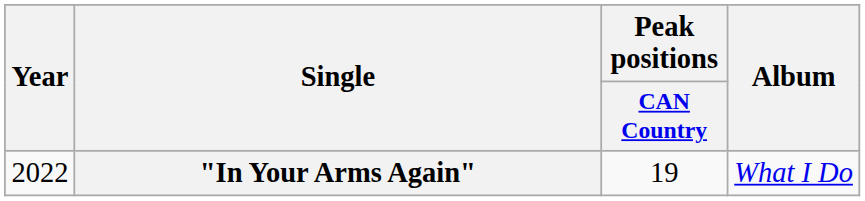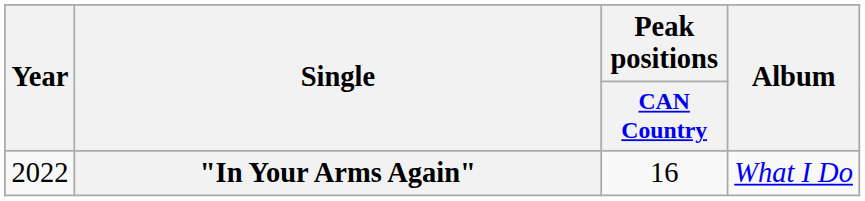(664, 172) 19 -> (664, 172) 16
